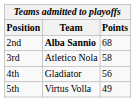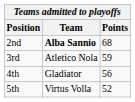(107, 58) 58 -> (107, 58) 59
(107, 89) 49 -> (107, 89) 52
